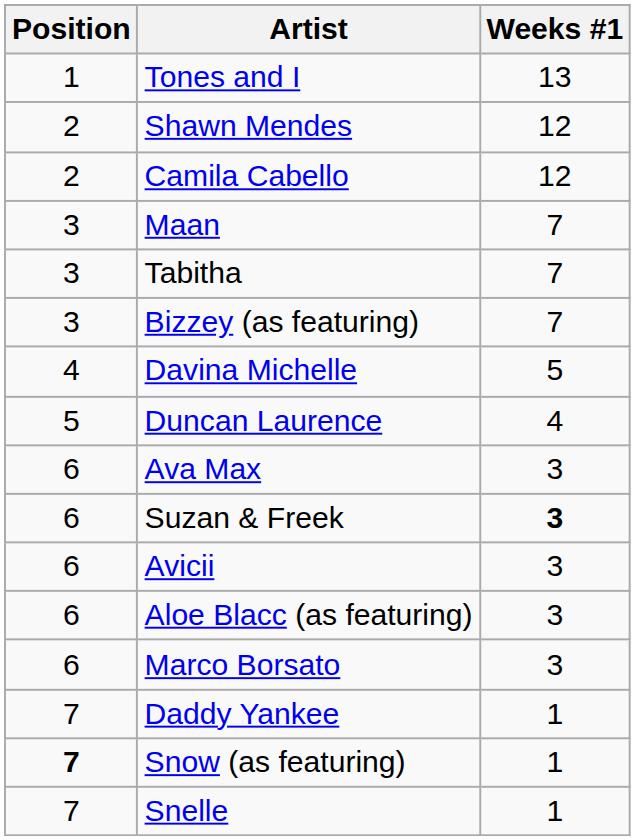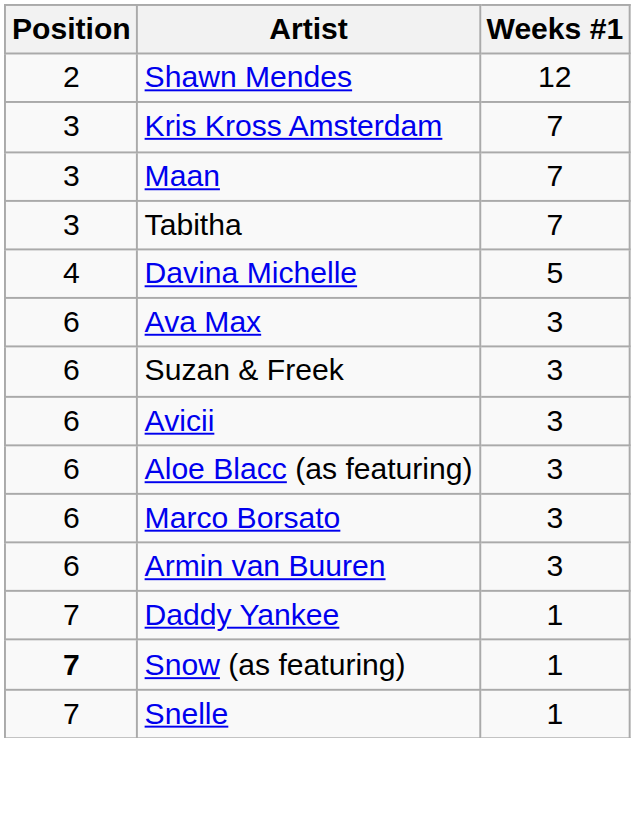- row: (222, 77)
- row: (247, 175)
+ row: (293, 126)
- row: (282, 321)
- row: (263, 419)
(555, 517) bold -> (555, 370) normal
+ row: (265, 565)
